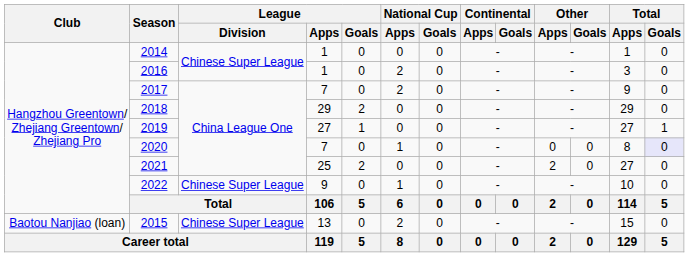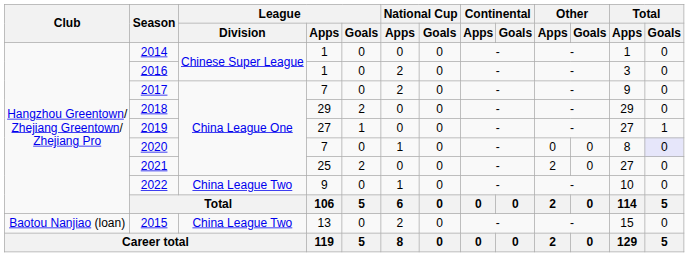(242, 185) Chinese Super League -> (242, 185) China League Two
(242, 223) Chinese Super League -> (242, 223) China League Two
